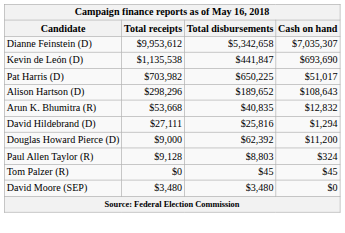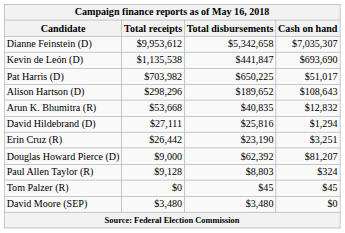+ row: (34, 140)
(321, 140) $11,200 -> (321, 156) $81,207
